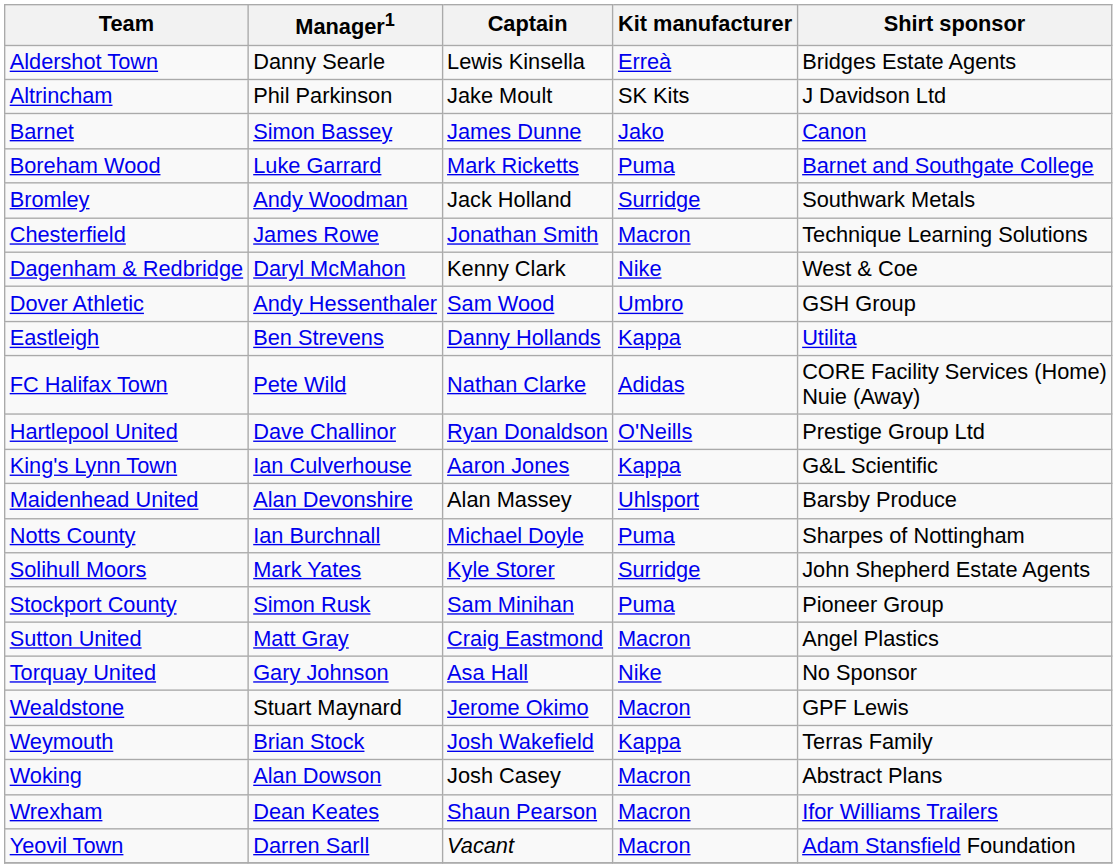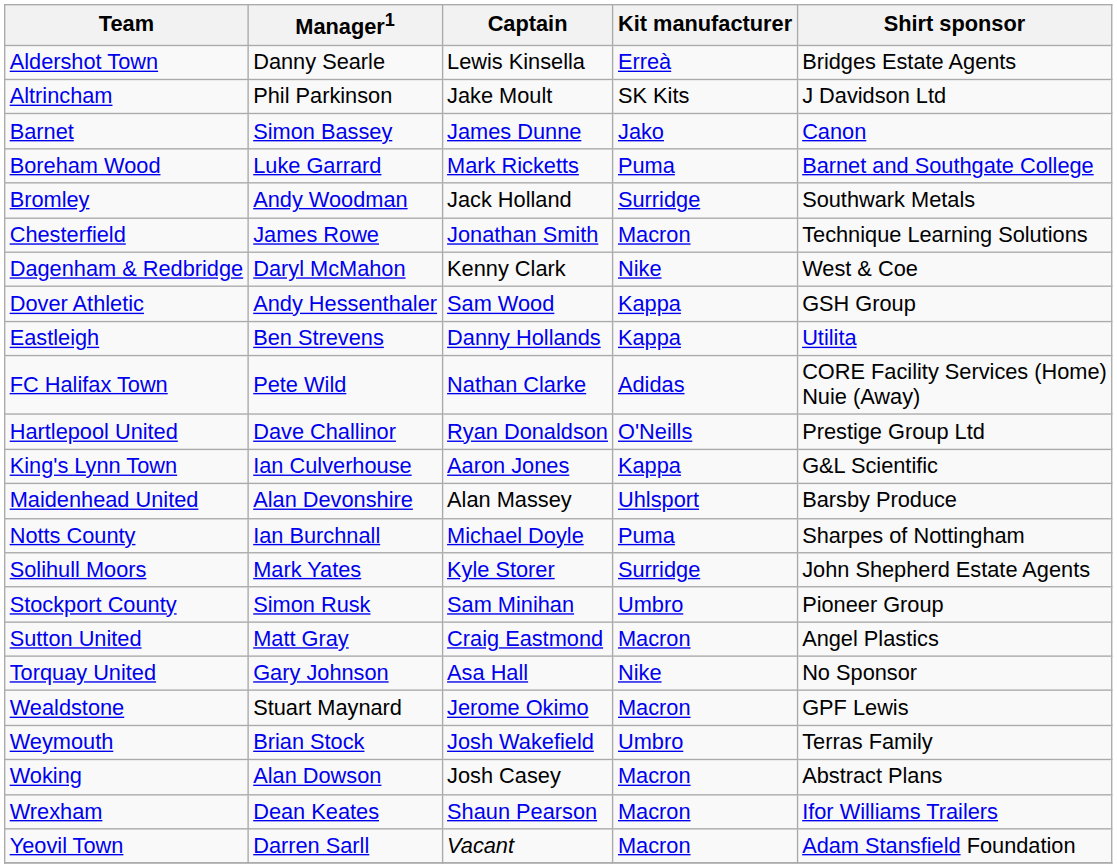(651, 303) Umbro -> (649, 303) Kappa
(646, 604) Puma -> (651, 604) Umbro
(649, 742) Kappa -> (651, 742) Umbro
